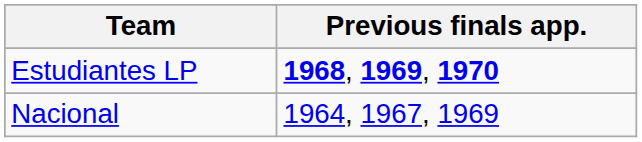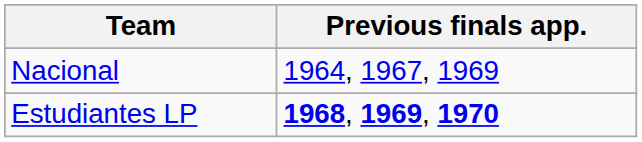rows swapped: (104, 70) <-> (65, 114)
